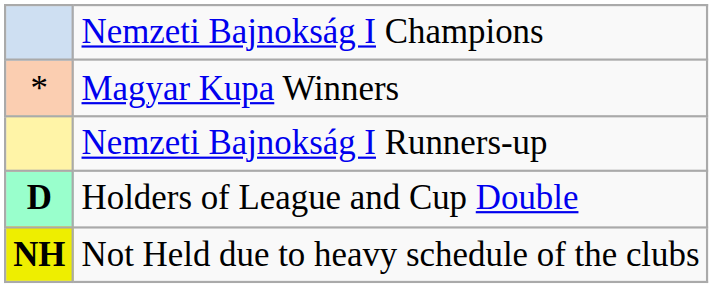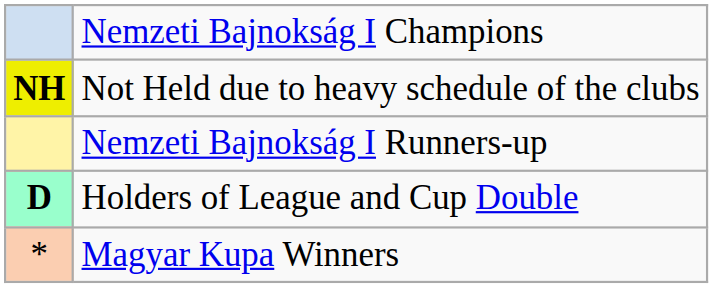rows swapped: (240, 87) <-> (391, 253)
